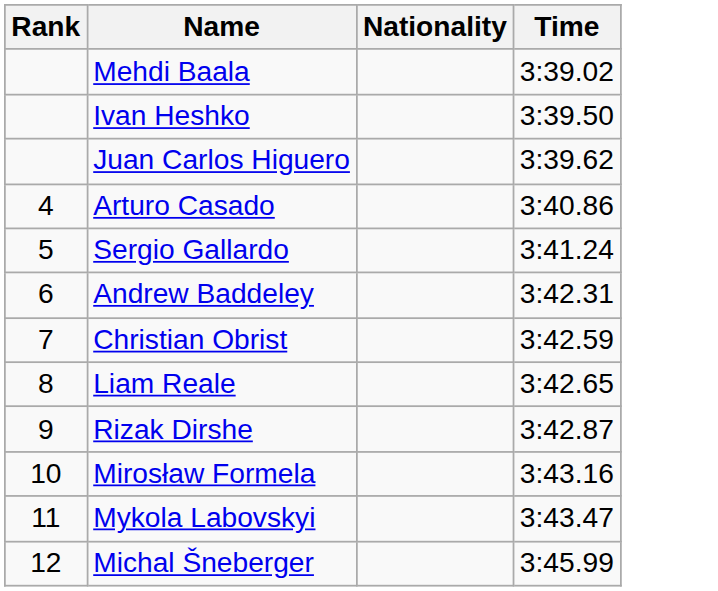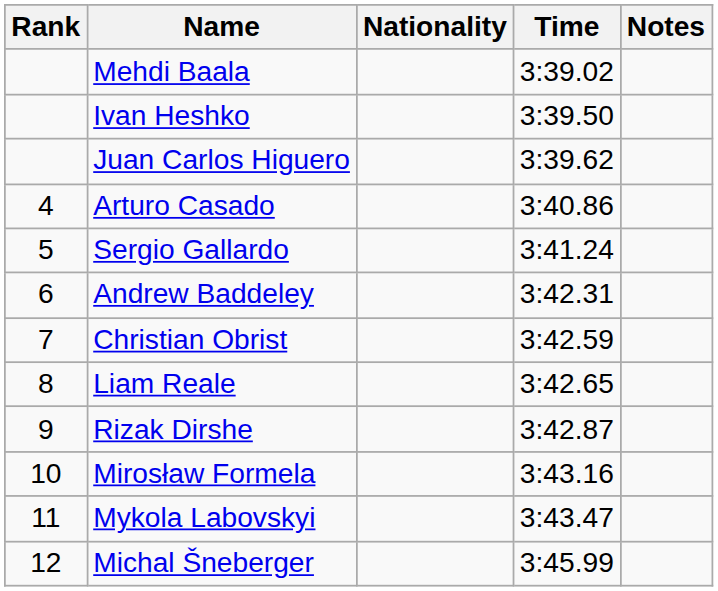+ column: (666, 26)
